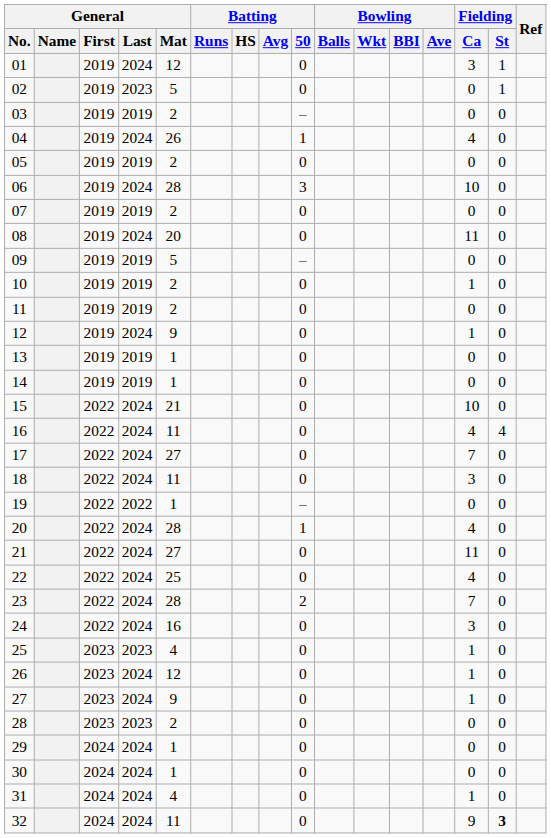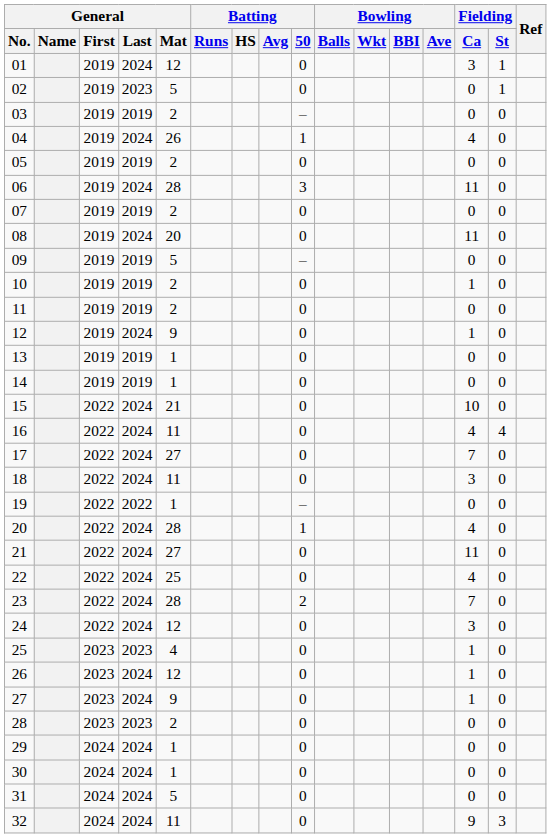(472, 187) 10 -> (472, 187) 11
(173, 625) 16 -> (173, 625) 12
(173, 796) 4 -> (173, 796) 5
(472, 796) 1 -> (472, 796) 0
(502, 820) bold -> (502, 820) normal
